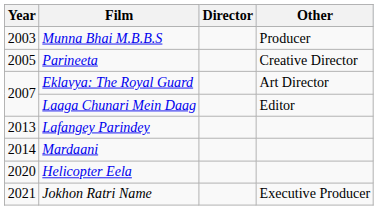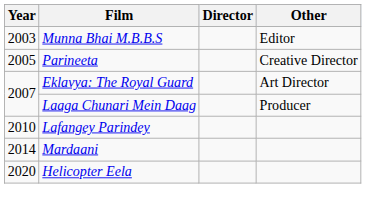(285, 37) Producer -> (277, 37) Editor
(277, 104) Editor -> (285, 104) Producer
(22, 127) 2013 -> (22, 127) 2010
- row: (97, 194)
